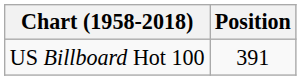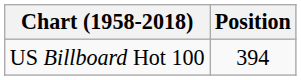(253, 57) 391 -> (253, 57) 394
